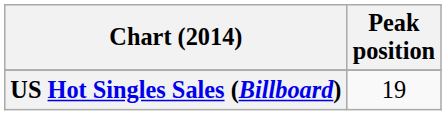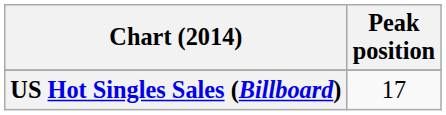(394, 89) 19 -> (394, 89) 17
